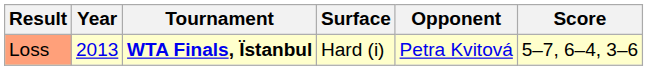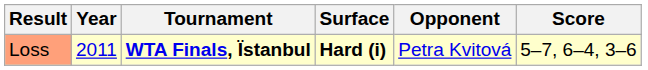(97, 49) 2013 -> (96, 49) 2011
(353, 49) normal -> (353, 49) bold
